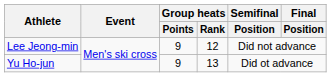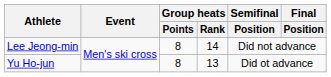(178, 46) 9 -> (178, 46) 8
(212, 46) 12 -> (212, 46) 14
(178, 64) 9 -> (178, 64) 8
